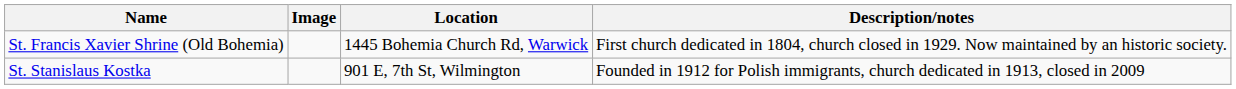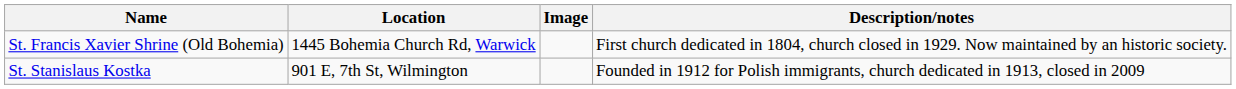columns swapped: (314, 17) <-> (466, 17)
